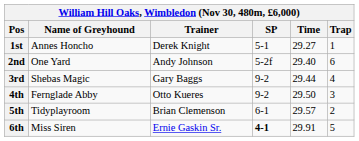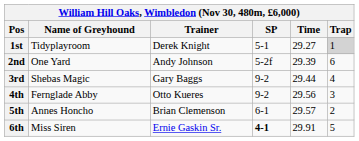(62, 45) Annes Honcho -> (61, 45) Tidyplayroom
(332, 45) no background -> (332, 45) lightgrey background
(304, 62) 29.40 -> (304, 62) 29.39
(304, 95) 29.50 -> (304, 95) 29.56
(61, 111) Tidyplayroom -> (62, 111) Annes Honcho
